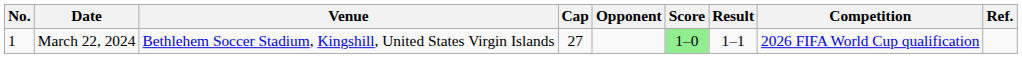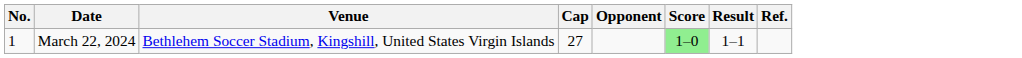- column: (870, 16)
